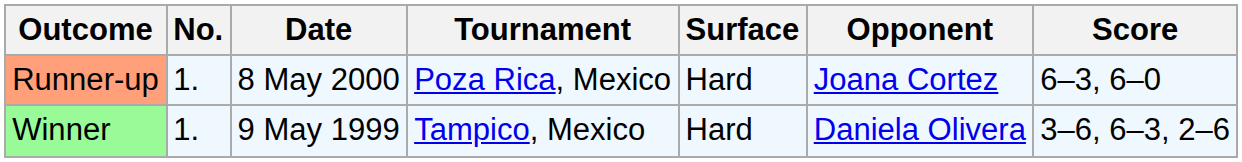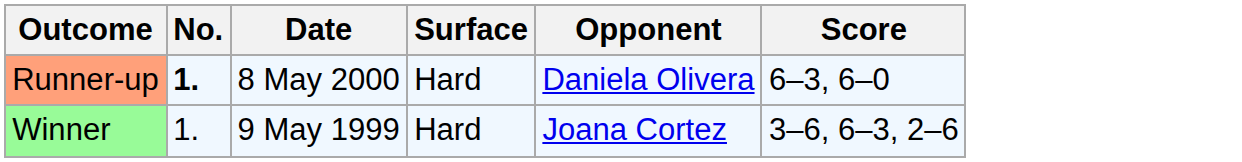- column: (543, 29)
(186, 79) normal -> (186, 79) bold
(906, 79) Joana Cortez -> (648, 79) Daniela Olivera
(920, 129) Daniela Olivera -> (635, 129) Joana Cortez
